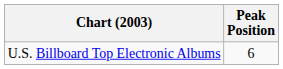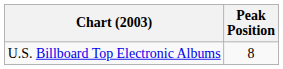(251, 53) 6 -> (251, 53) 8
